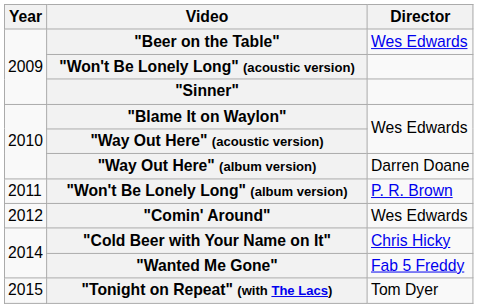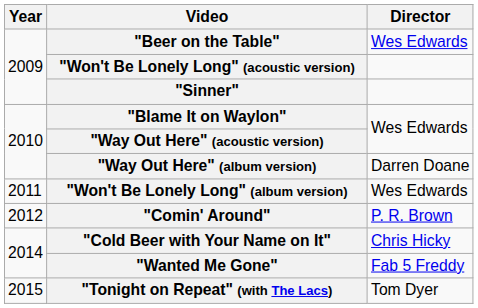(412, 191) P. R. Brown -> (419, 191) Wes Edwards
(419, 215) Wes Edwards -> (412, 215) P. R. Brown
